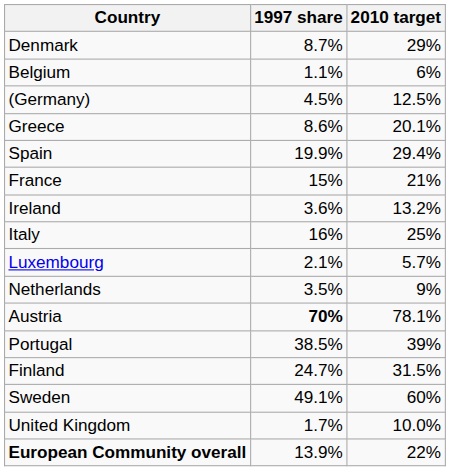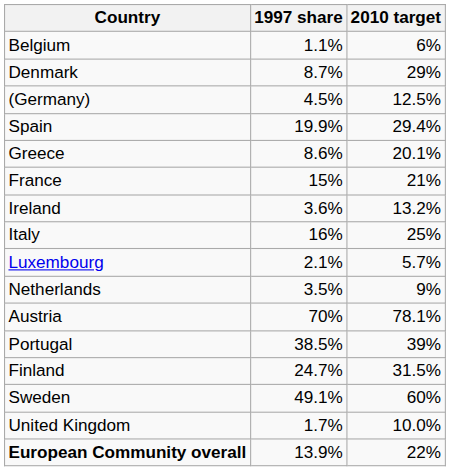rows swapped: (39, 72) <-> (43, 45)
rows swapped: (37, 126) <-> (30, 153)
(326, 316) bold -> (326, 316) normal
